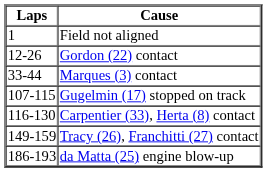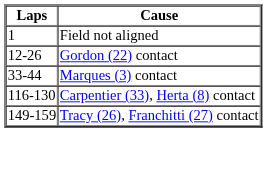- row: (153, 95)
- row: (147, 156)
